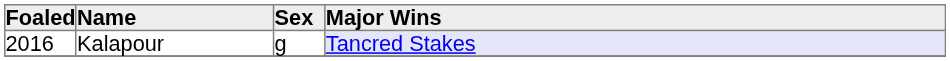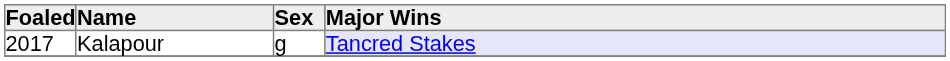(30, 43) 2016 -> (30, 43) 2017
